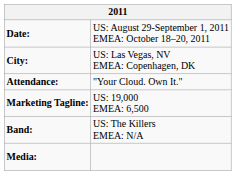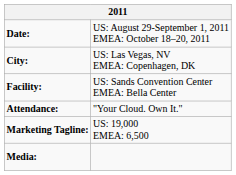+ row: (24, 87)
- row: (20, 130)
